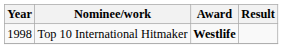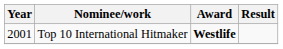(20, 33) 1998 -> (20, 33) 2001
